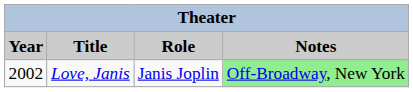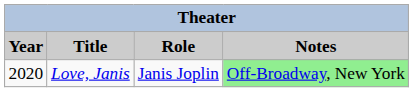(26, 73) 2002 -> (26, 73) 2020
